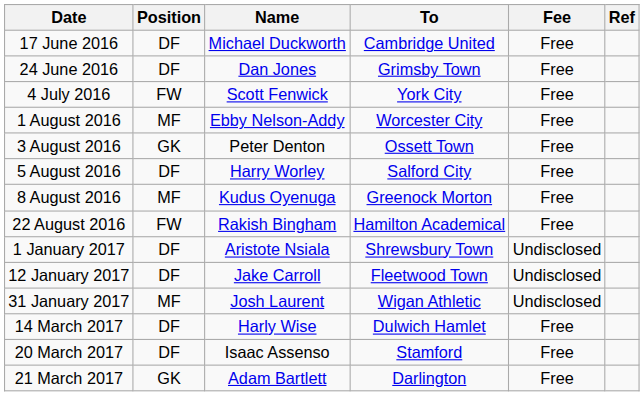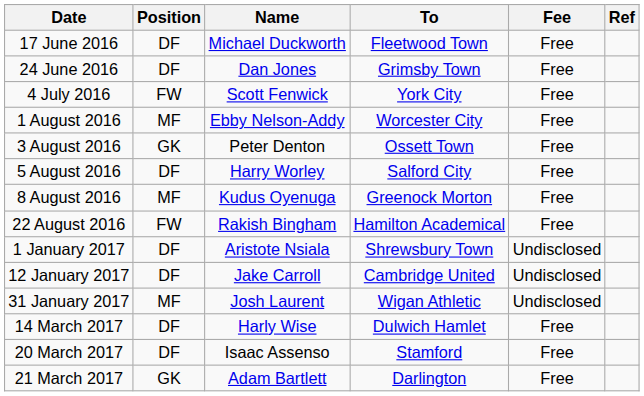(429, 43) Cambridge United -> (429, 43) Fleetwood Town
(429, 275) Fleetwood Town -> (429, 275) Cambridge United
